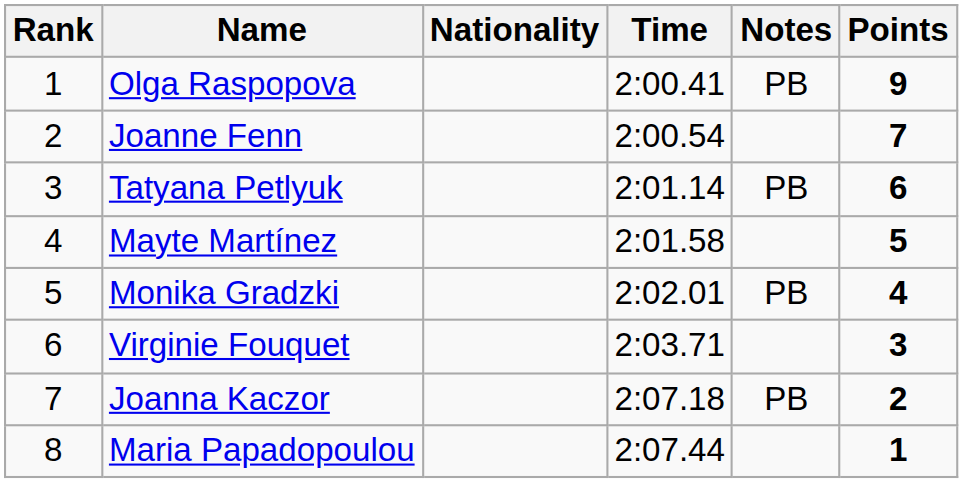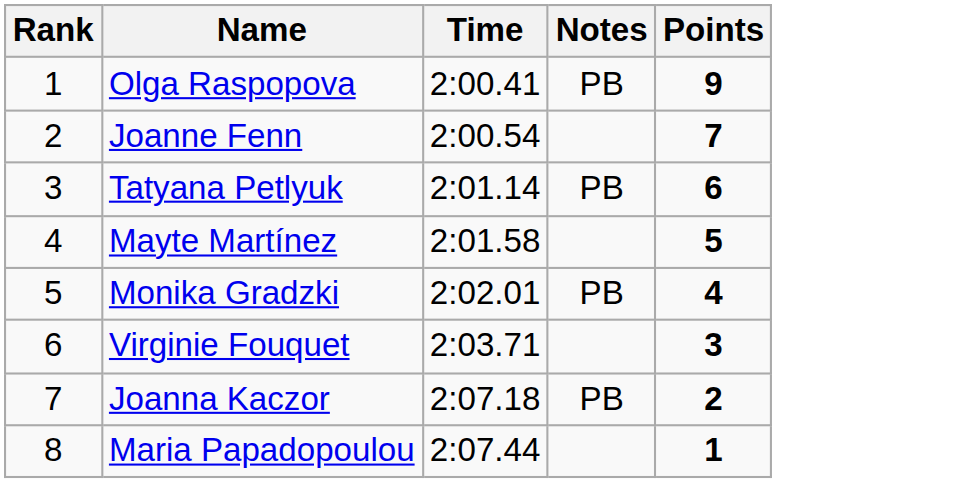- column: (515, 30)
